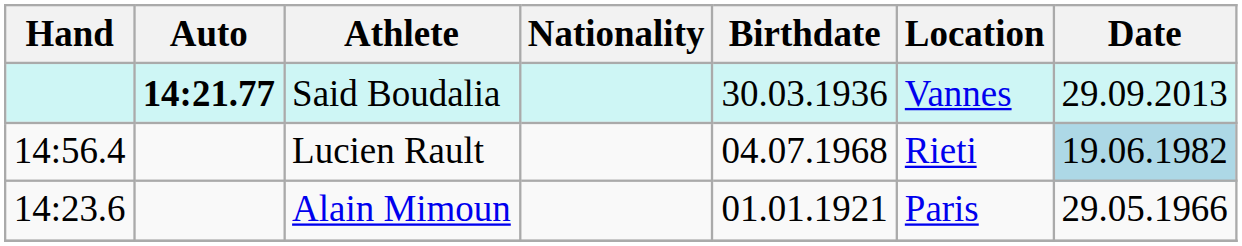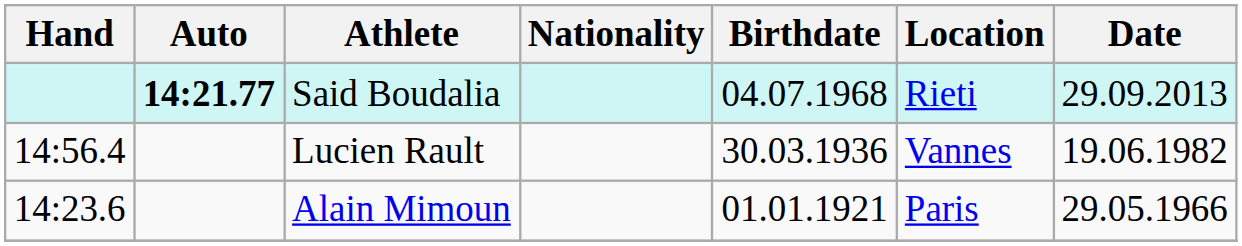(805, 92) 30.03.1936 -> (805, 92) 04.07.1968
(958, 92) Vannes -> (941, 92) Rieti
(805, 151) 04.07.1968 -> (805, 151) 30.03.1936
(941, 151) Rieti -> (958, 151) Vannes
(1145, 151) lightblue background -> (1145, 151) no background
